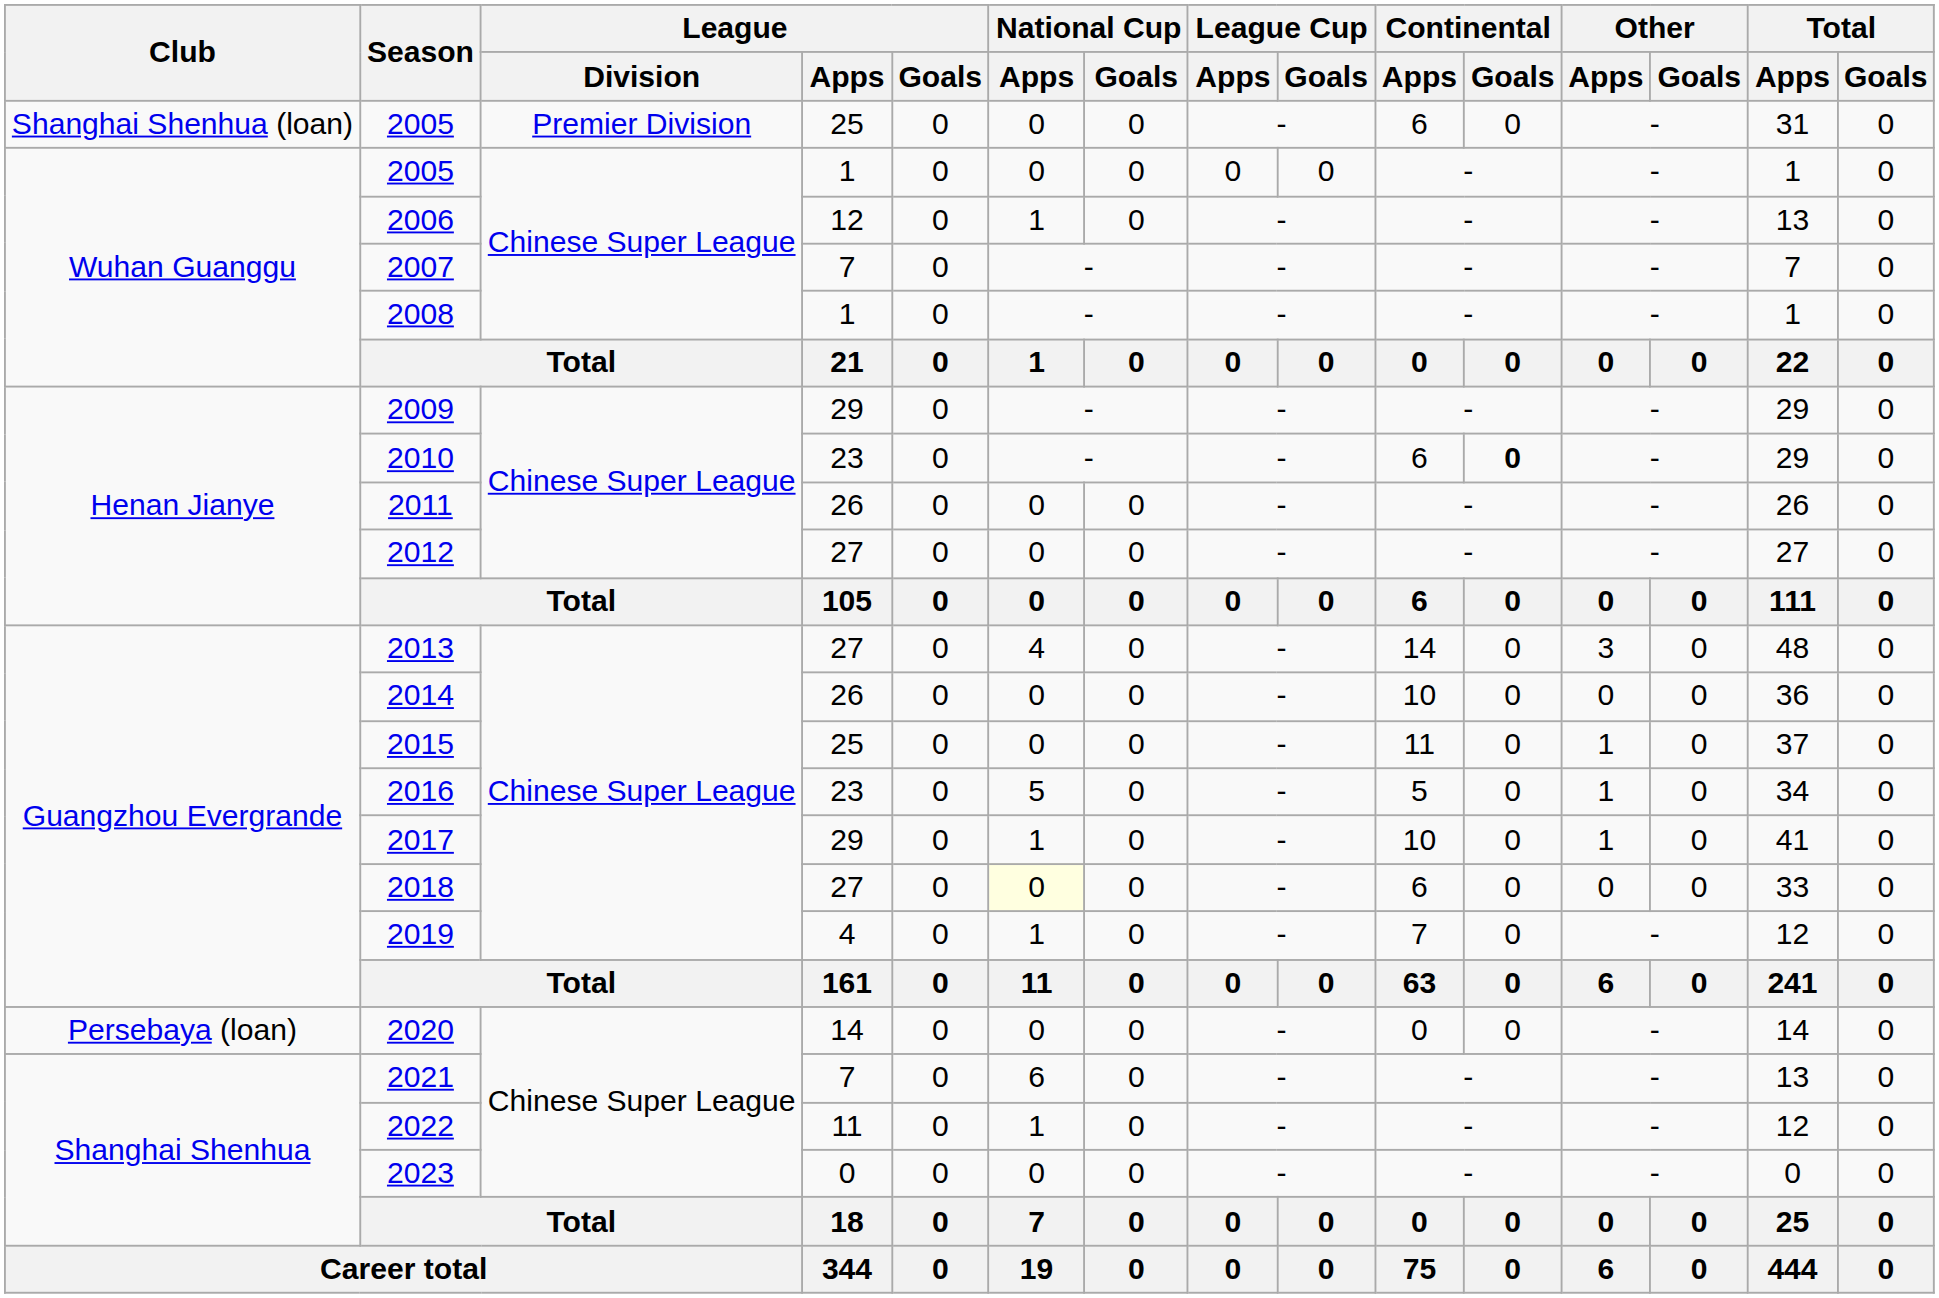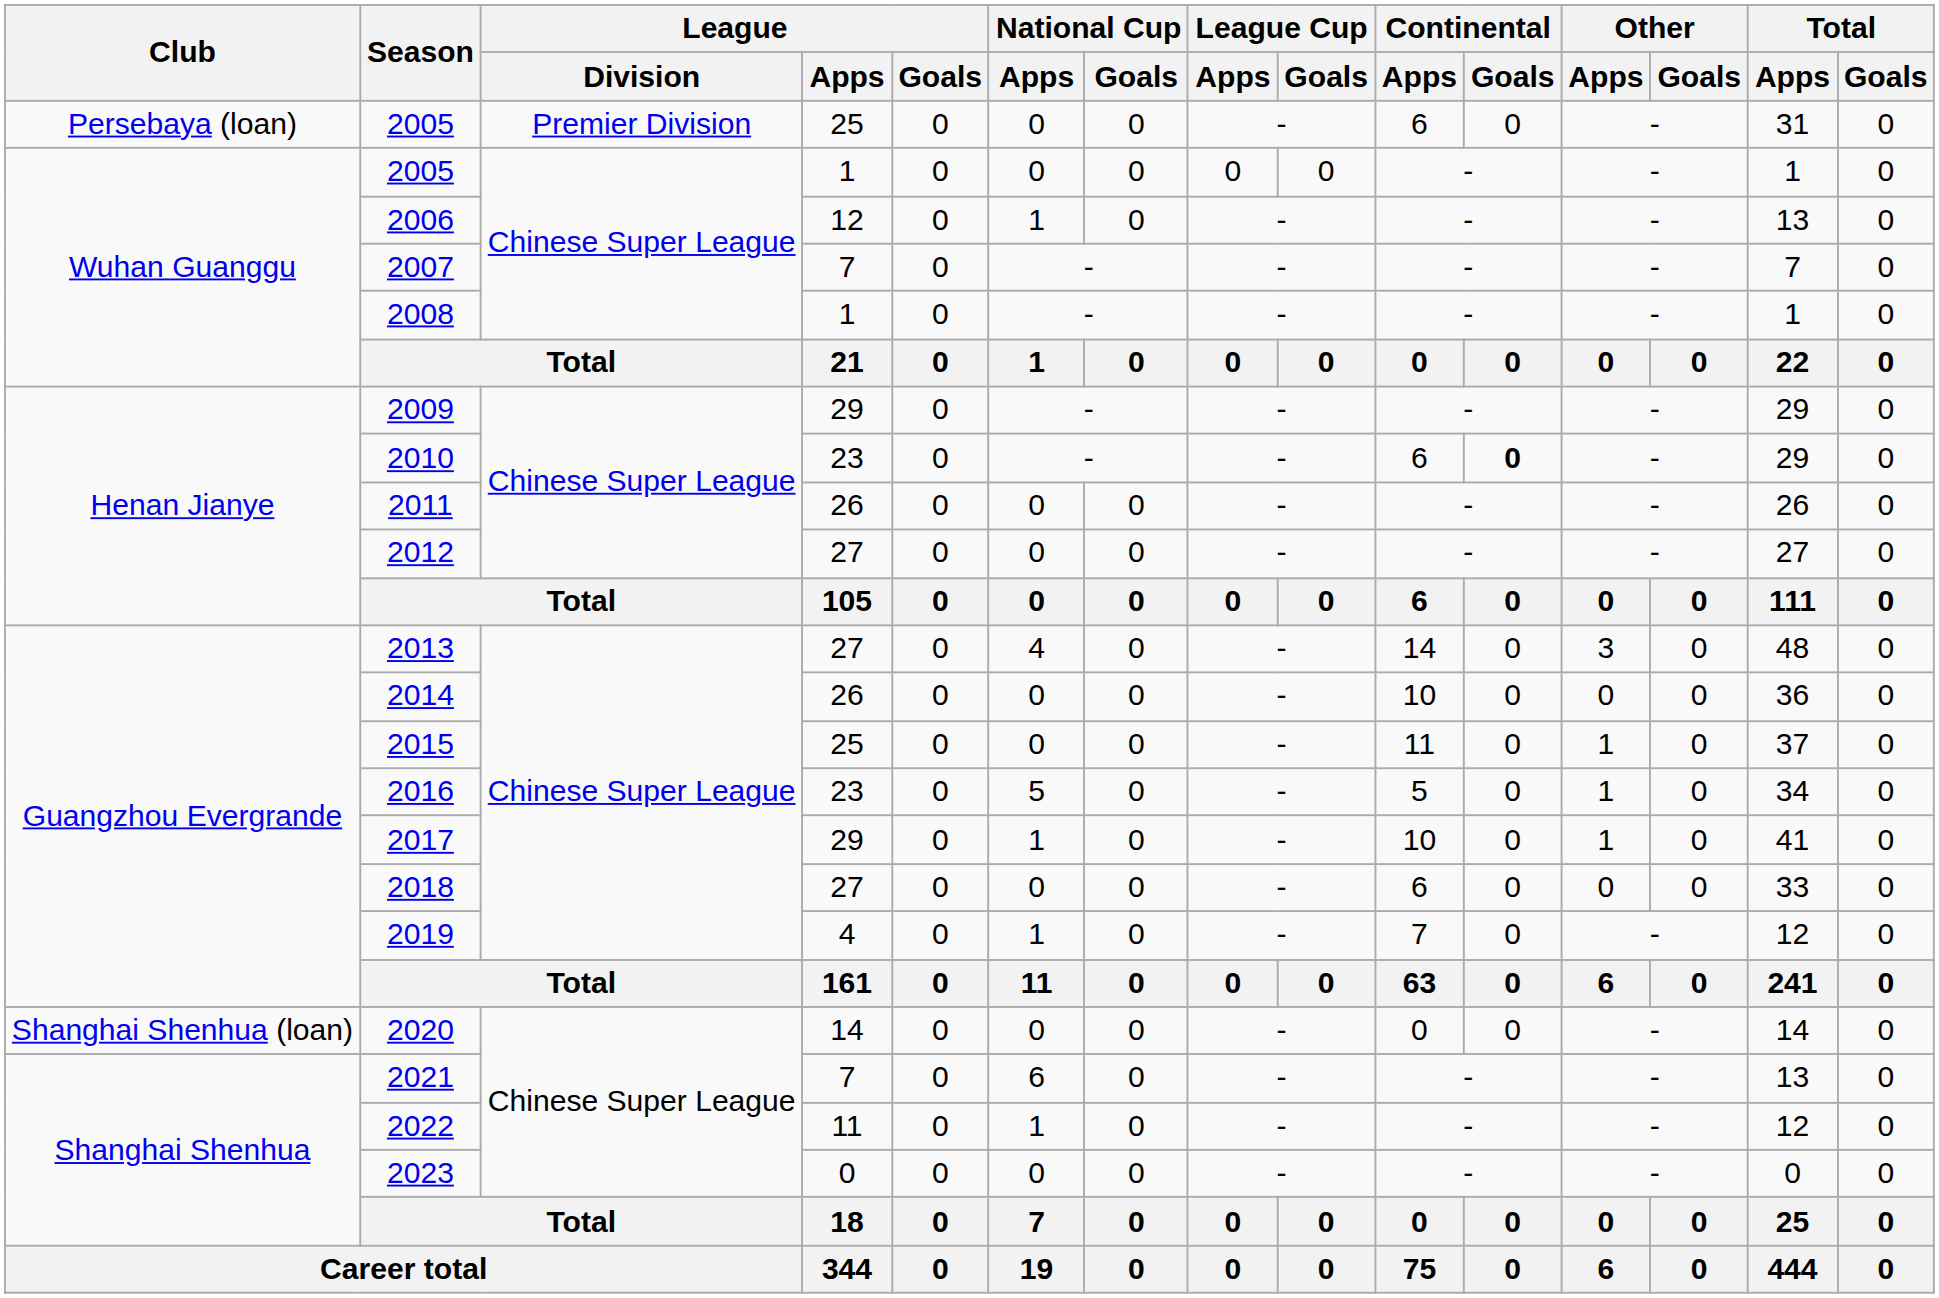(182, 123) Shanghai Shenhua (loan) -> (182, 123) Persebaya (loan)
(1037, 887) lightyellow background -> (1037, 887) no background
(182, 1030) Persebaya (loan) -> (182, 1030) Shanghai Shenhua (loan)
